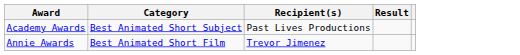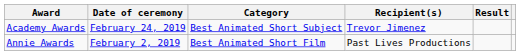+ column: (138, 12)
(309, 27) Past Lives Productions -> (386, 27) Trevor Jimenez
(286, 42) Trevor Jimenez -> (409, 42) Past Lives Productions
